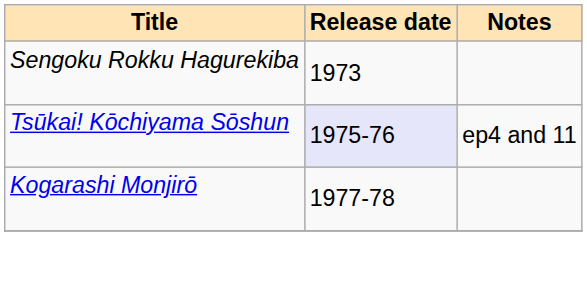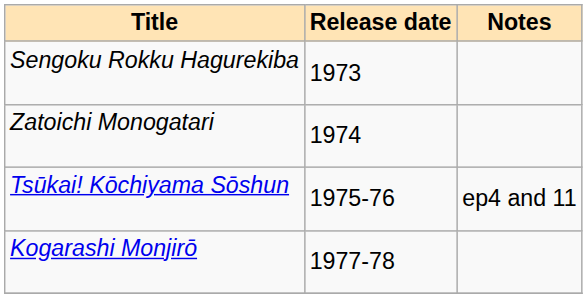+ row: (112, 122)
(352, 135) lavender background -> (352, 198) no background
